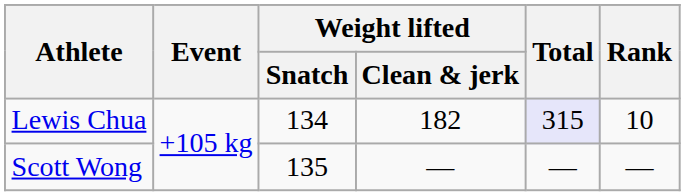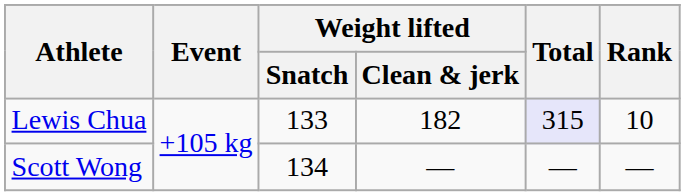(307, 120) 134 -> (307, 120) 133
(307, 166) 135 -> (307, 166) 134
